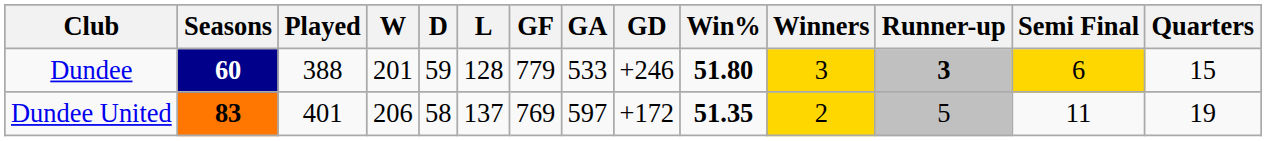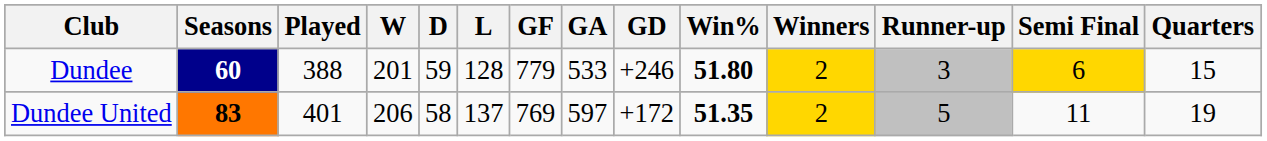(821, 70) 3 -> (821, 70) 2
(944, 70) bold -> (944, 70) normal
